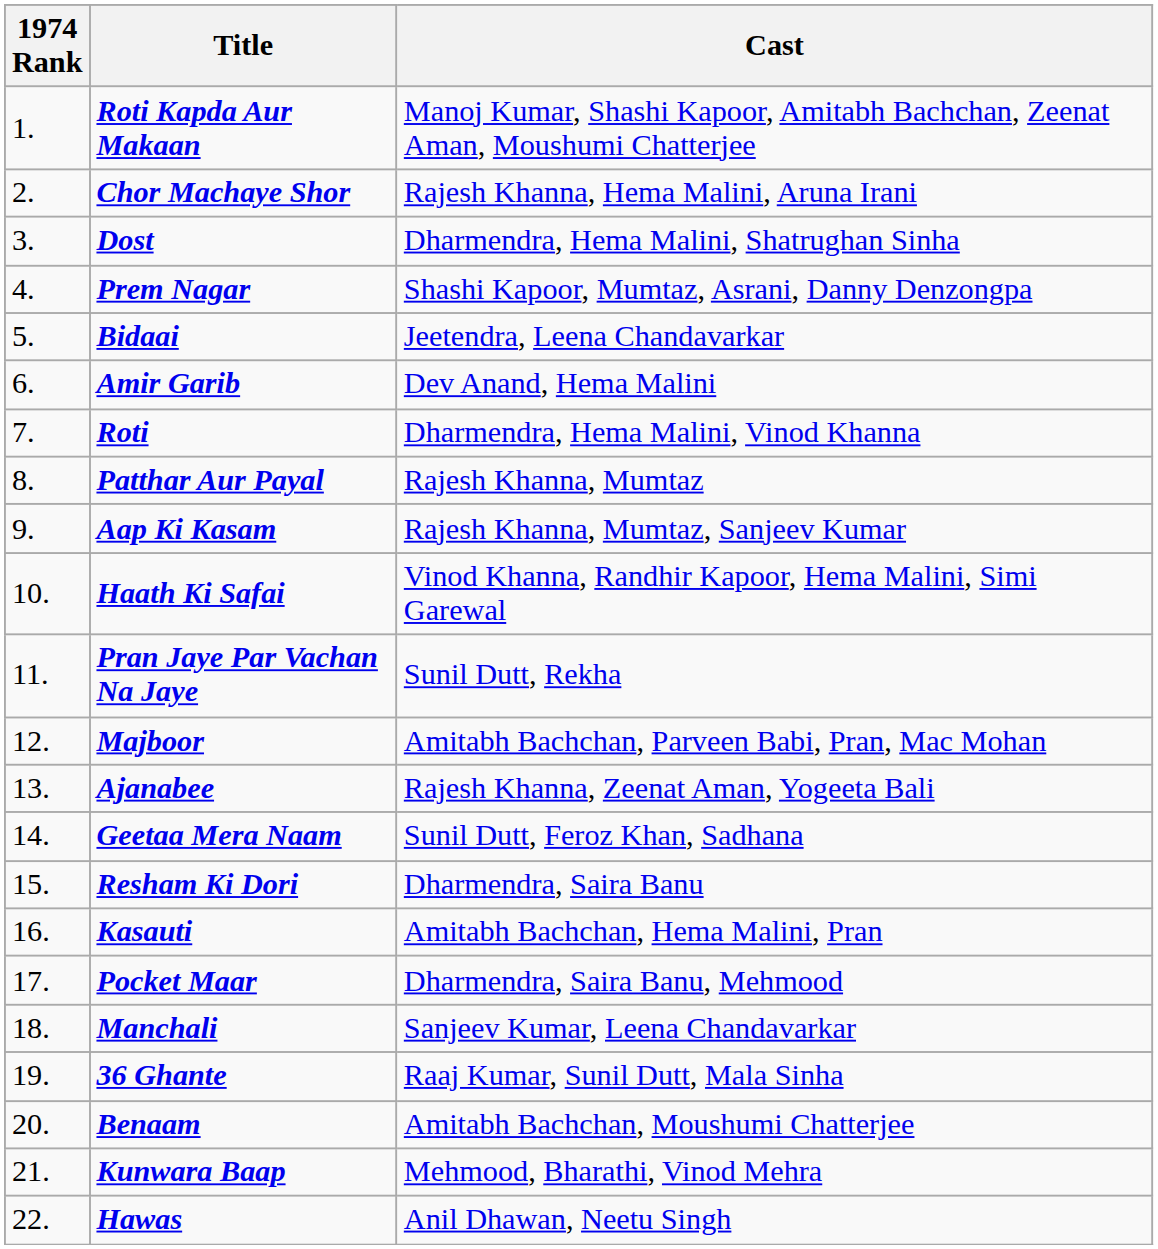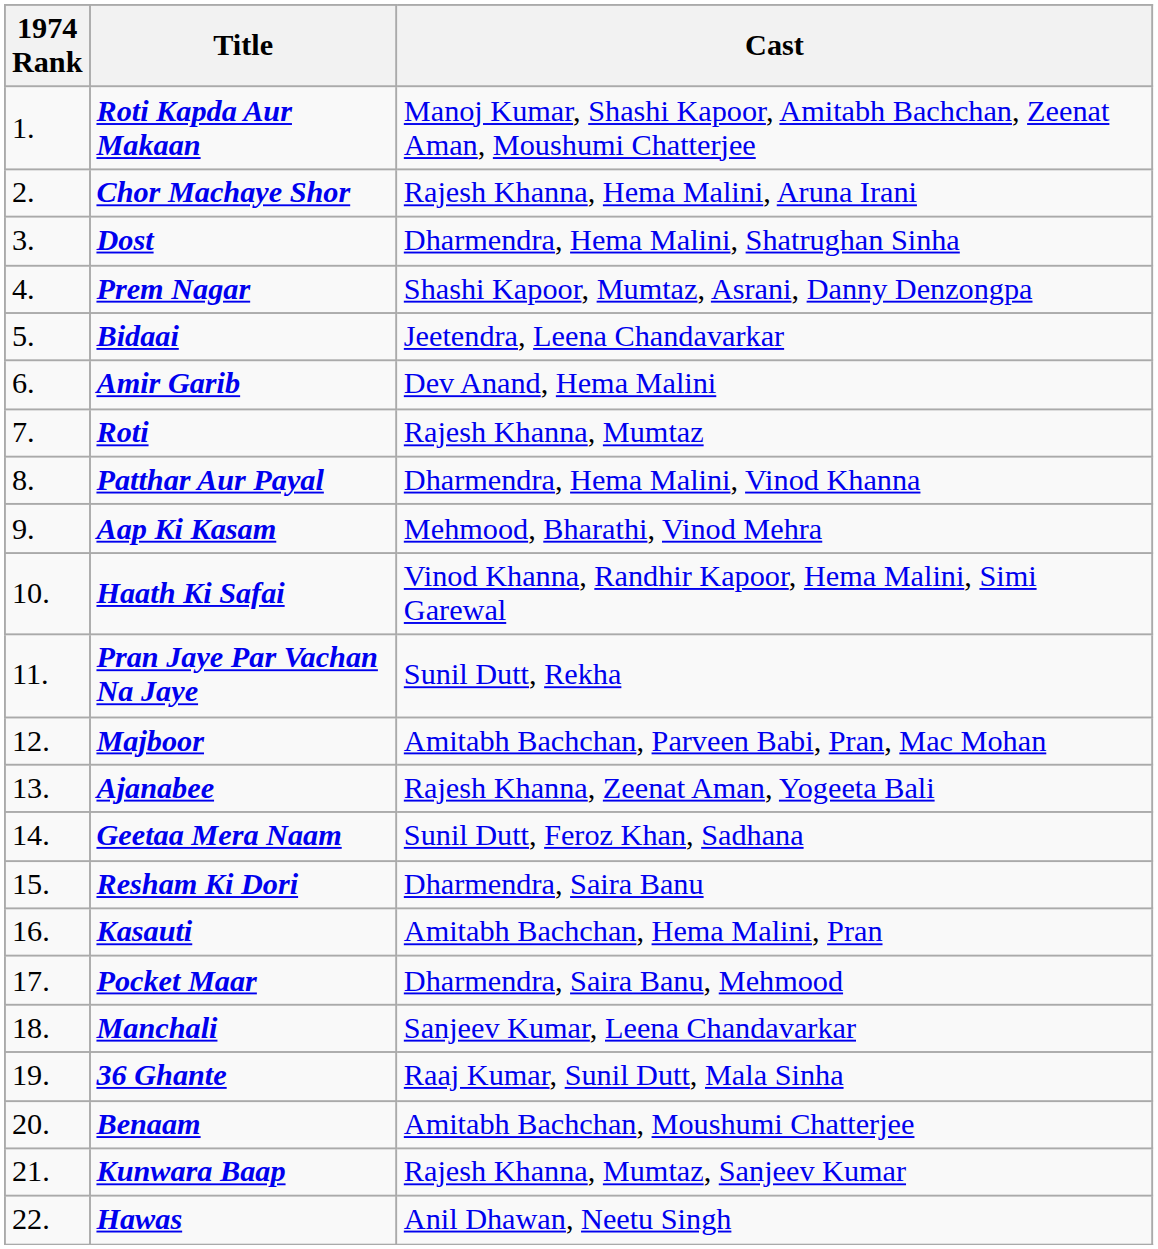(662, 432) Dharmendra, Hema Malini, Vinod Khanna -> (554, 432) Rajesh Khanna, Mumtaz
(554, 480) Rajesh Khanna, Mumtaz -> (662, 480) Dharmendra, Hema Malini, Vinod Khanna
(655, 528) Rajesh Khanna, Mumtaz, Sanjeev Kumar -> (613, 528) Mehmood, Bharathi, Vinod Mehra
(613, 1171) Mehmood, Bharathi, Vinod Mehra -> (655, 1171) Rajesh Khanna, Mumtaz, Sanjeev Kumar
